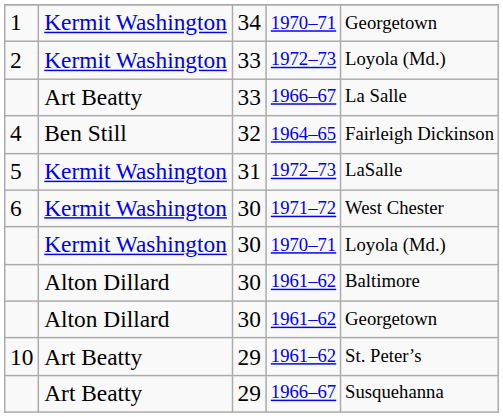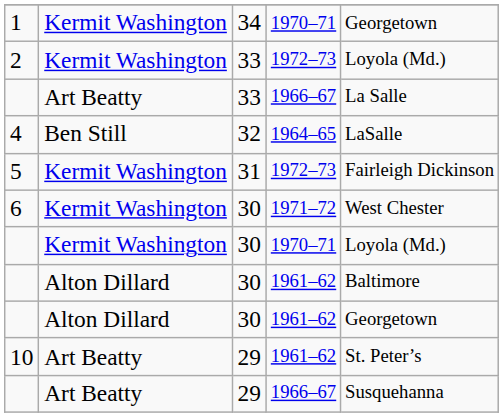(420, 134) Fairleigh Dickinson -> (374, 134) LaSalle
(374, 171) LaSalle -> (420, 171) Fairleigh Dickinson
